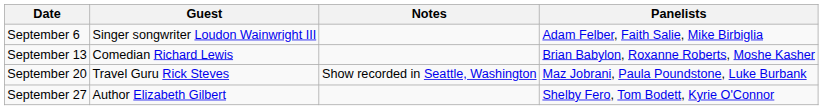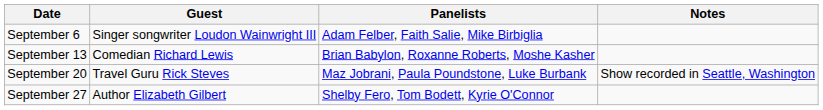columns swapped: (679, 14) <-> (429, 14)
